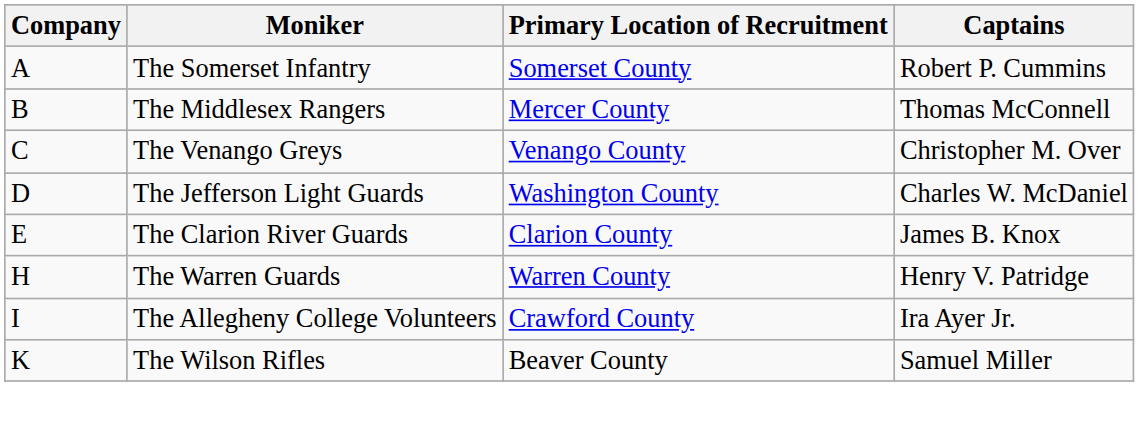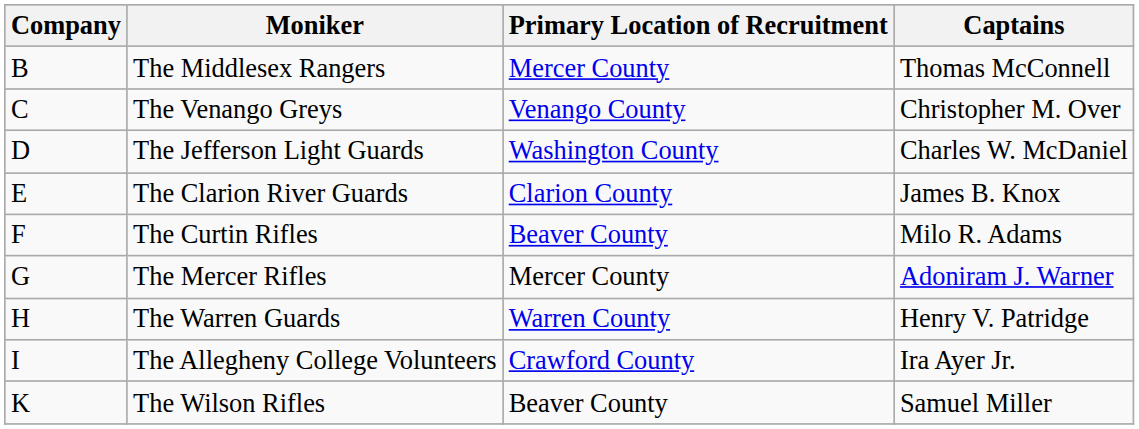- row: (252, 67)
+ row: (225, 234)
+ row: (230, 276)
